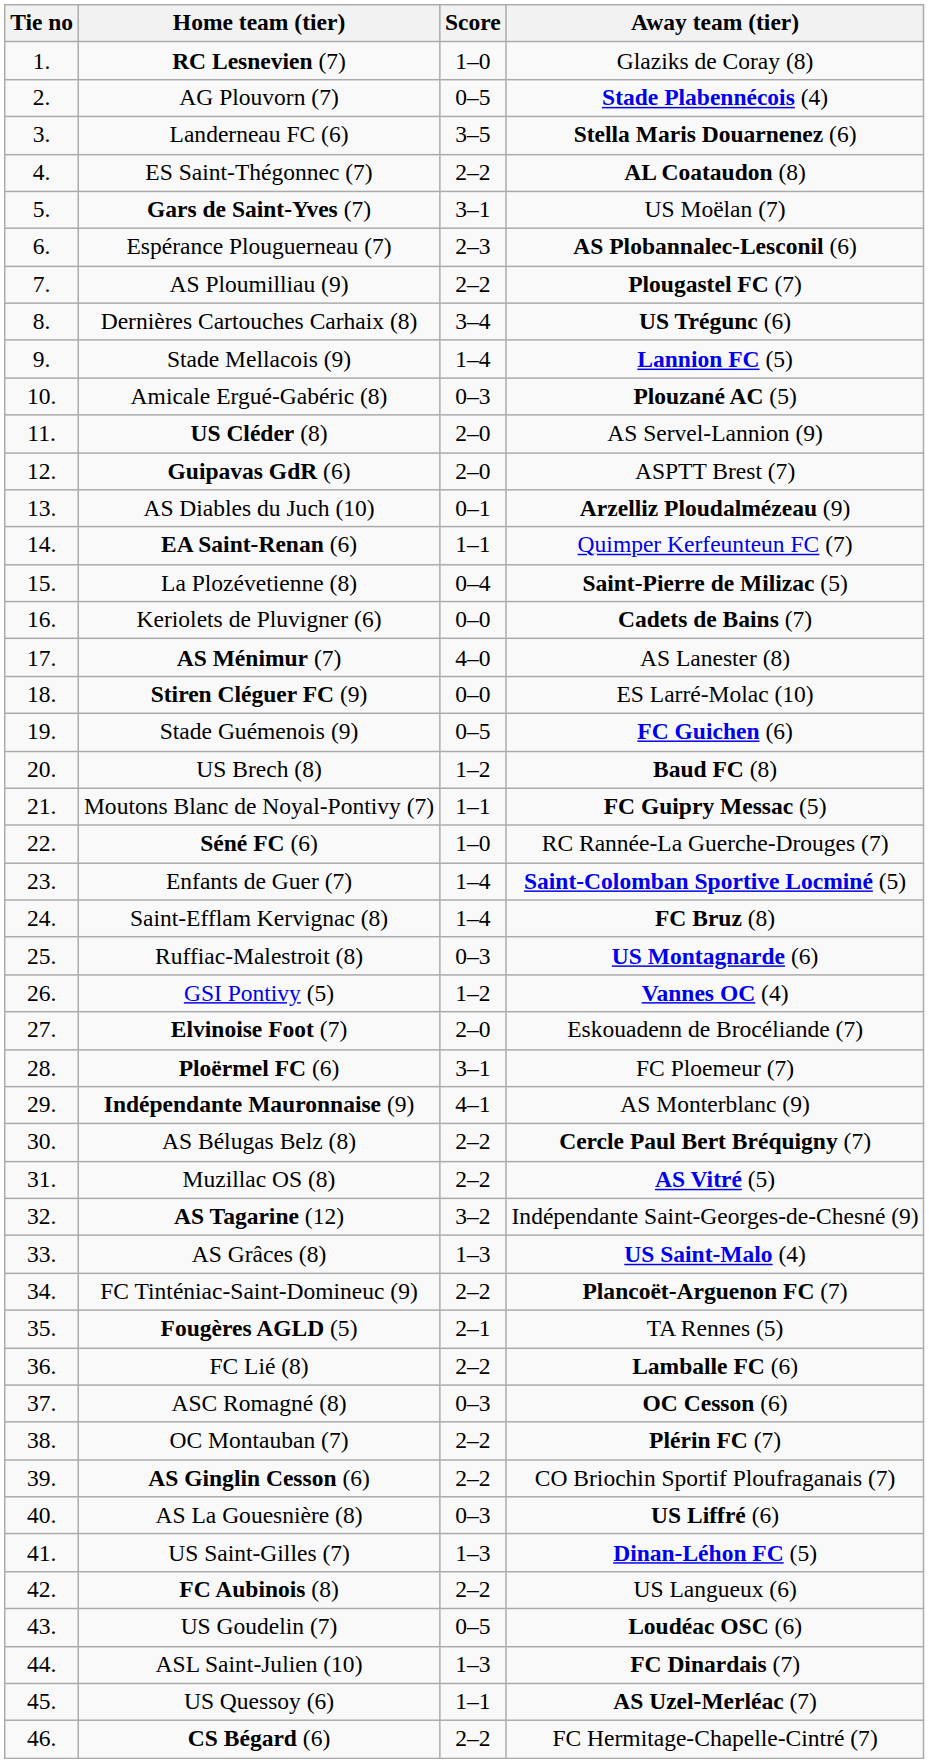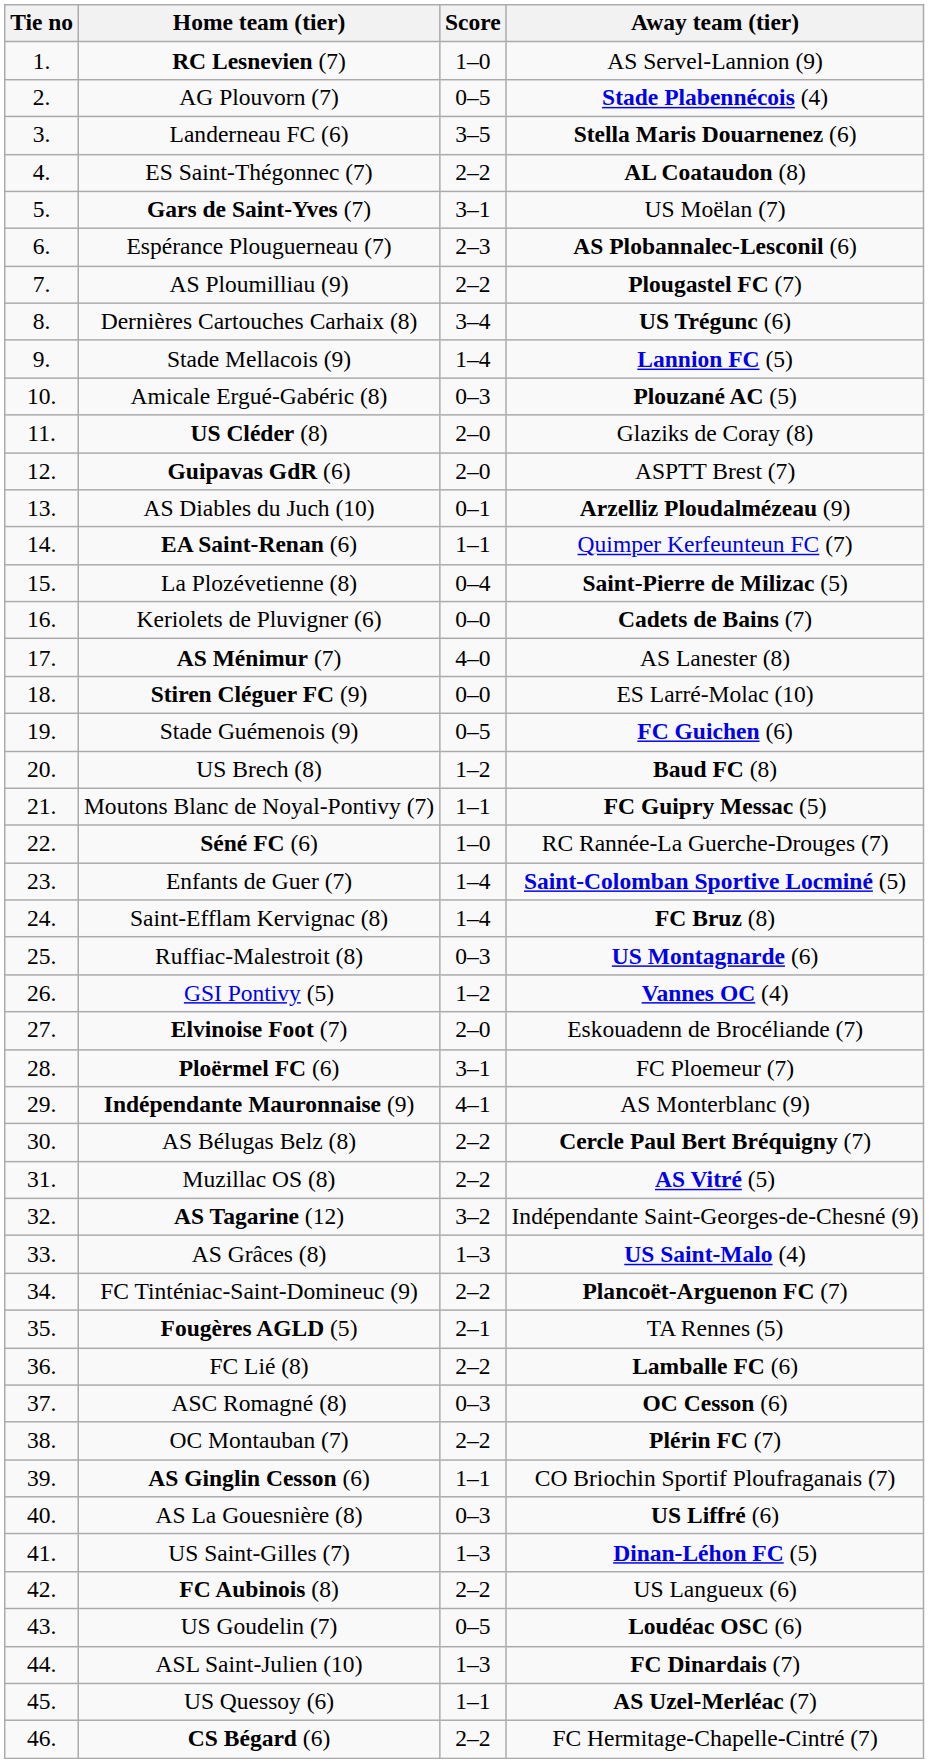(715, 60) Glaziks de Coray (8) -> (715, 60) AS Servel-Lannion (9)
(715, 433) AS Servel-Lannion (9) -> (715, 433) Glaziks de Coray (8)
(473, 1477) 2–2 -> (473, 1477) 1–1
